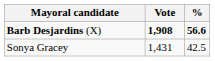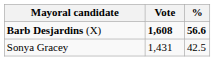(160, 30) 1,908 -> (160, 30) 1,608
